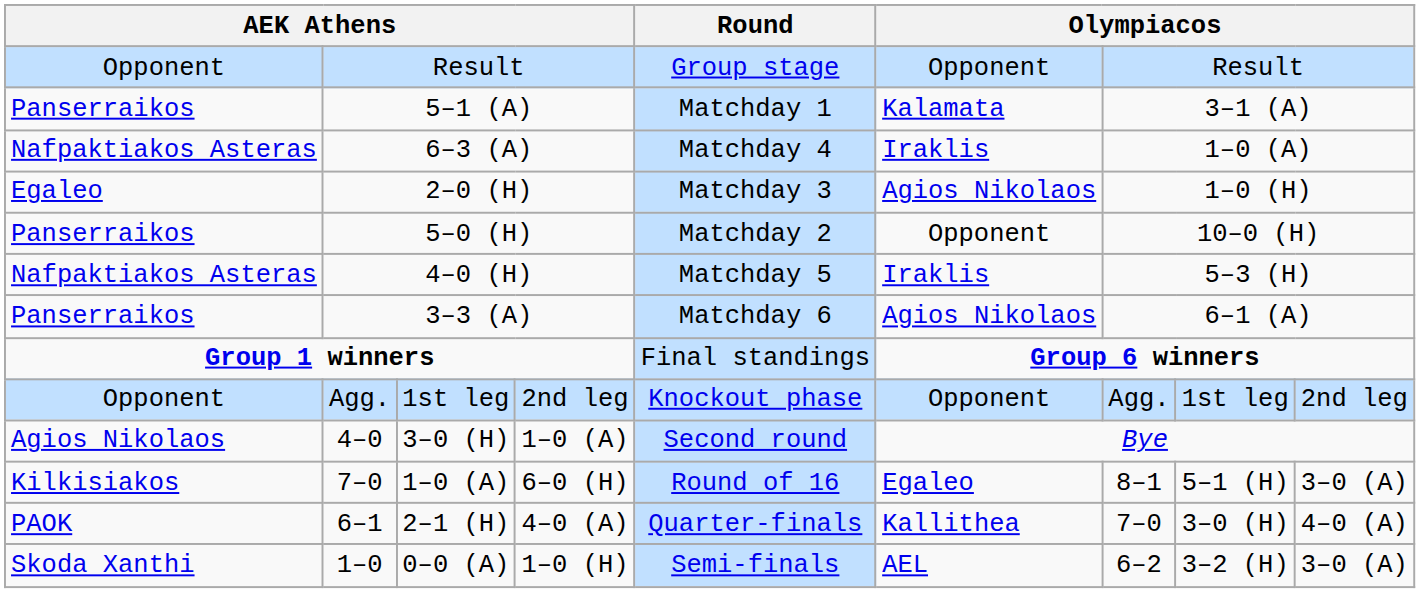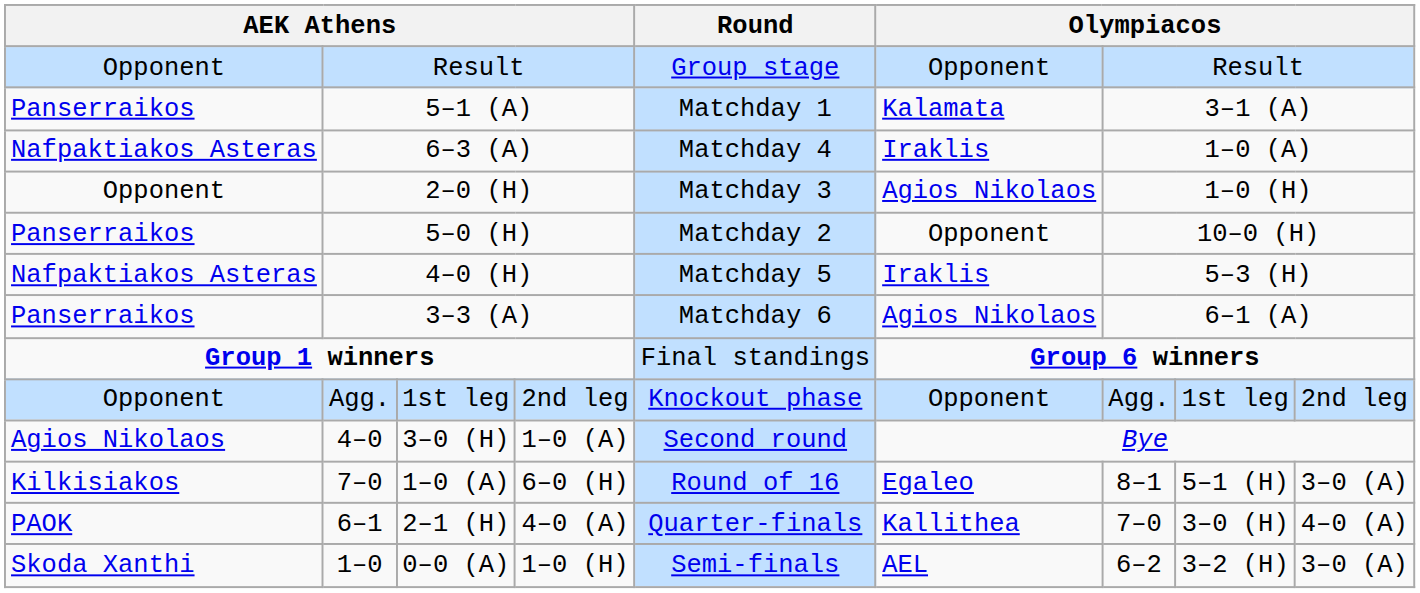(57, 192) Egaleo -> (164, 192) Opponent
